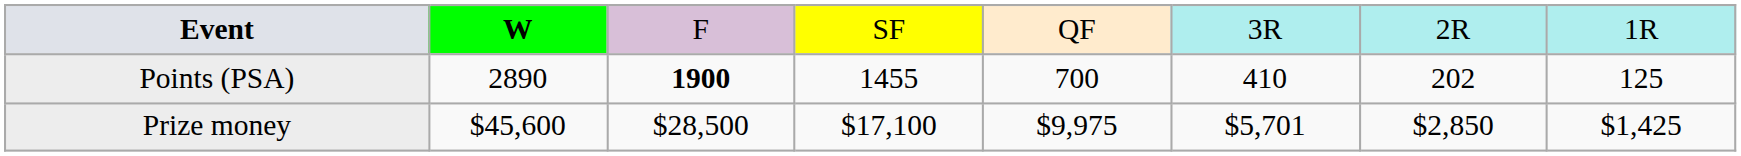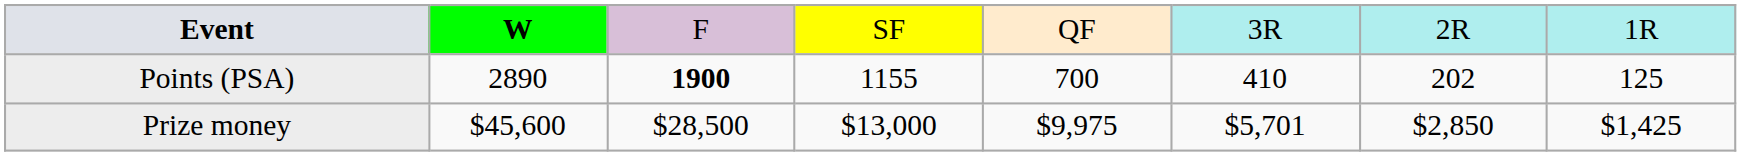(889, 77) 1455 -> (889, 77) 1155
(889, 126) $17,100 -> (889, 126) $13,000
